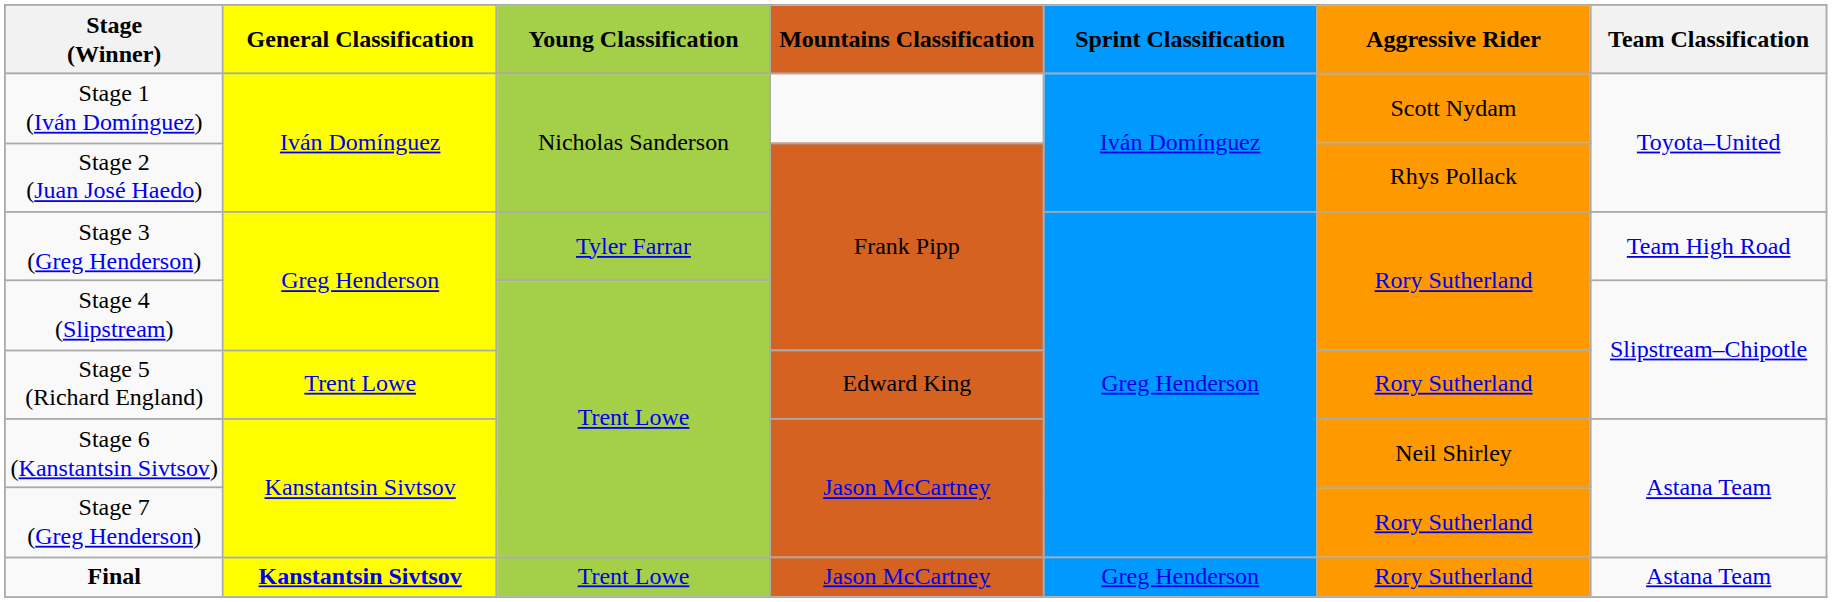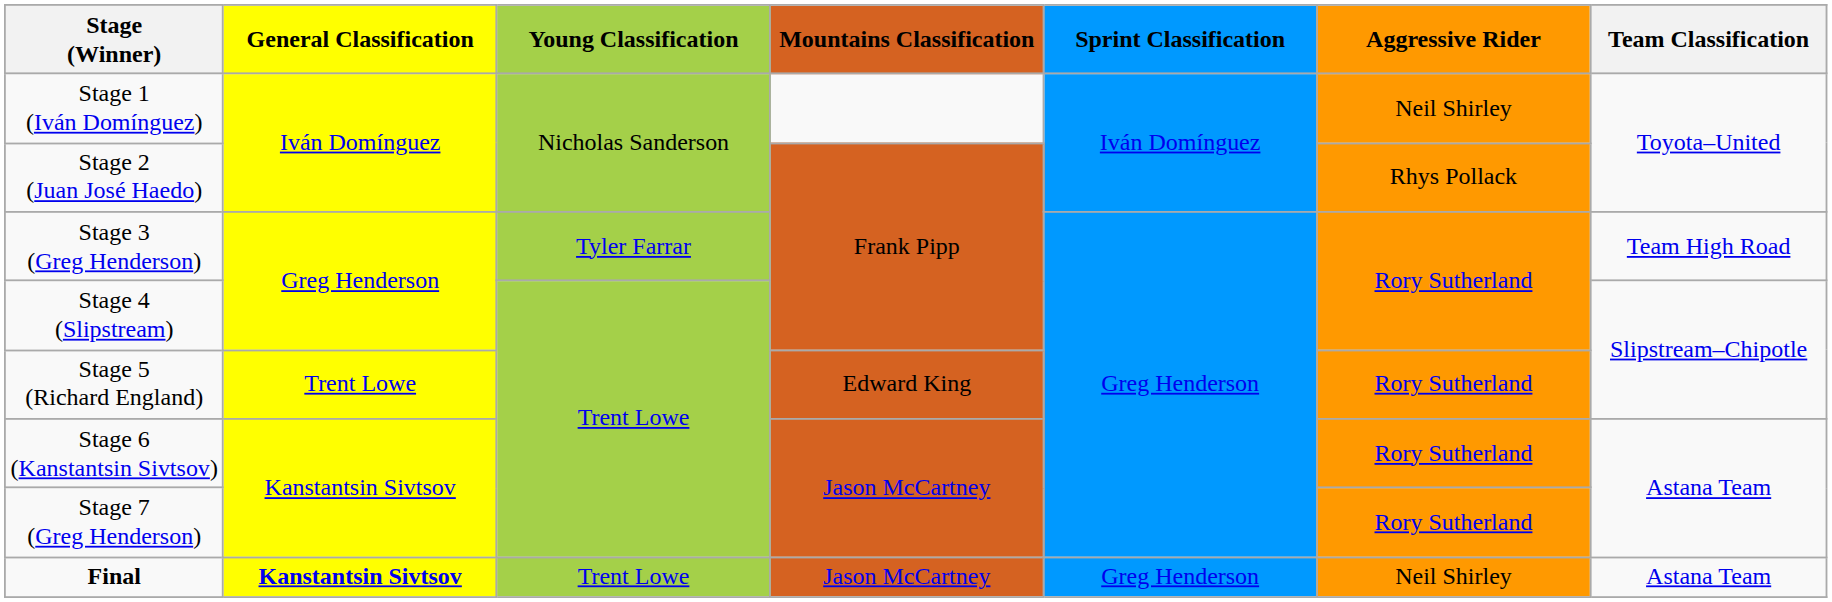(1453, 108) Scott Nydam -> (1453, 108) Neil Shirley
(1453, 453) Neil Shirley -> (1453, 453) Rory Sutherland
(1453, 576) Rory Sutherland -> (1453, 576) Neil Shirley
